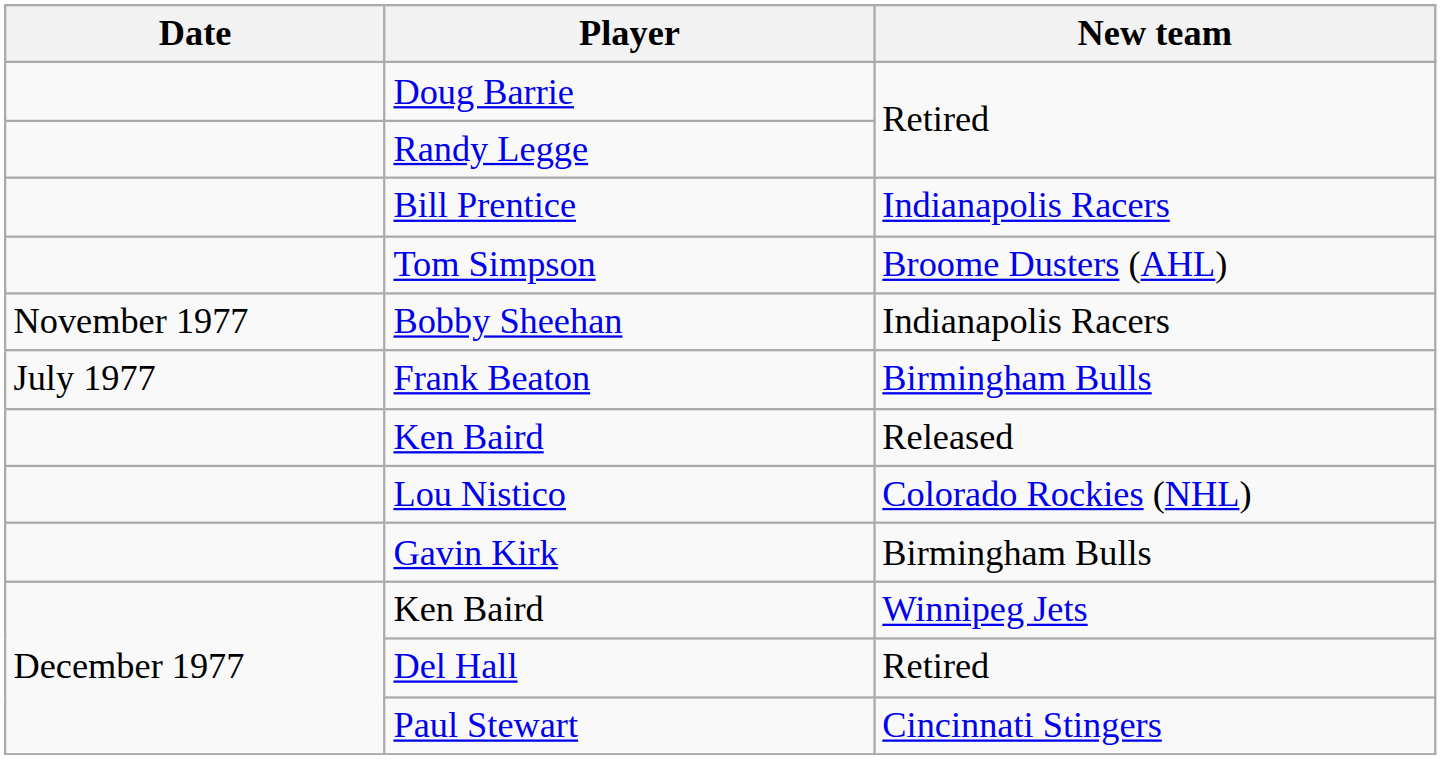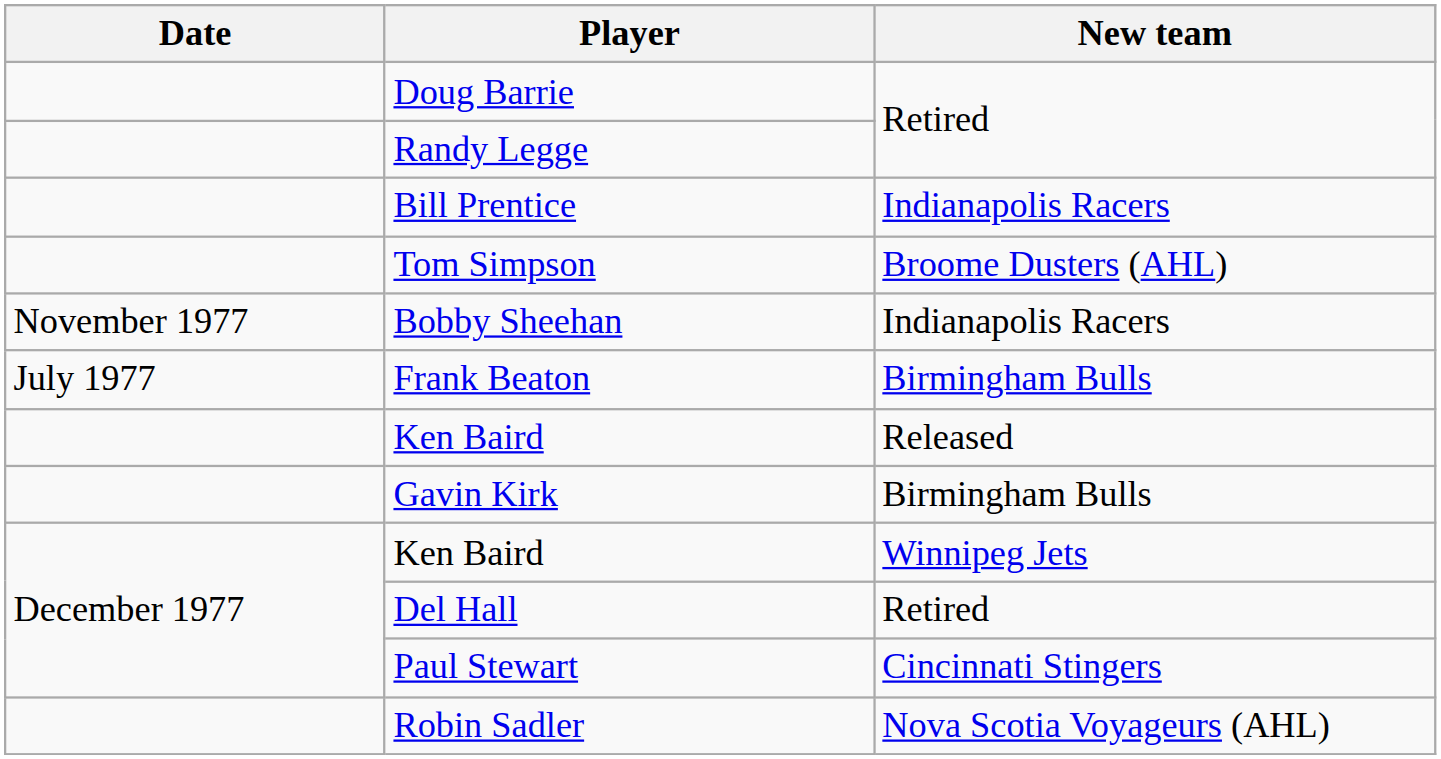- row: (480, 494)
+ row: (489, 724)
